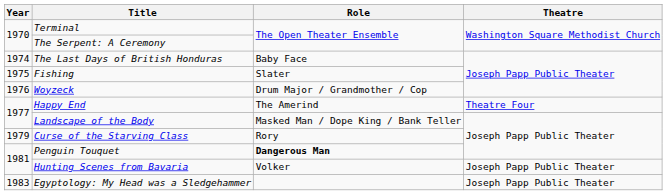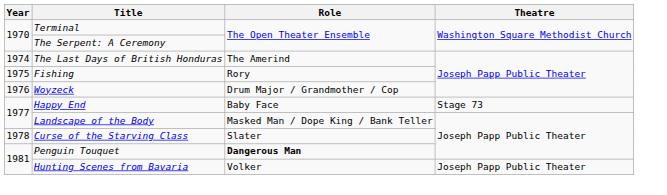(281, 58) Baby Face -> (258, 58) The Amerind
(273, 74) Slater -> (238, 74) Rory
(287, 105) The Amerind -> (253, 105) Baby Face
(500, 105) Theatre Four -> (460, 105) Stage 73
(18, 136) 1979 -> (18, 136) 1978
(267, 136) Rory -> (244, 136) Slater
- row: (143, 182)
